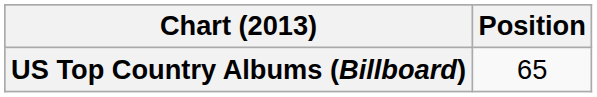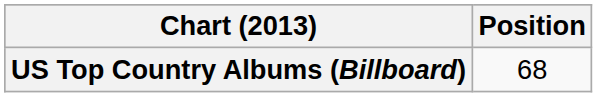(532, 69) 65 -> (532, 69) 68
